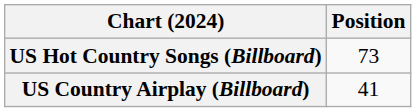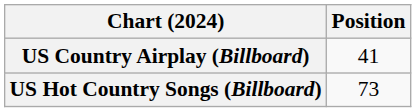rows swapped: (166, 89) <-> (166, 55)
